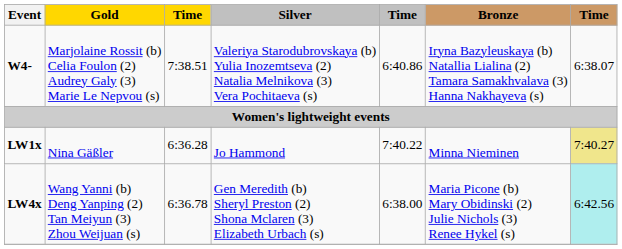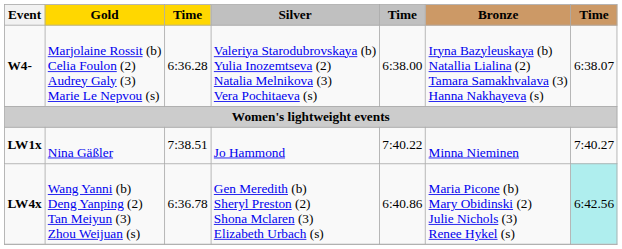(188, 65) 7:38.51 -> (188, 65) 6:36.28
(402, 65) 6:40.86 -> (402, 65) 6:38.00
(188, 145) 6:36.28 -> (188, 145) 7:38.51
(594, 145) khaki background -> (594, 145) no background
(402, 203) 6:38.00 -> (402, 203) 6:40.86
